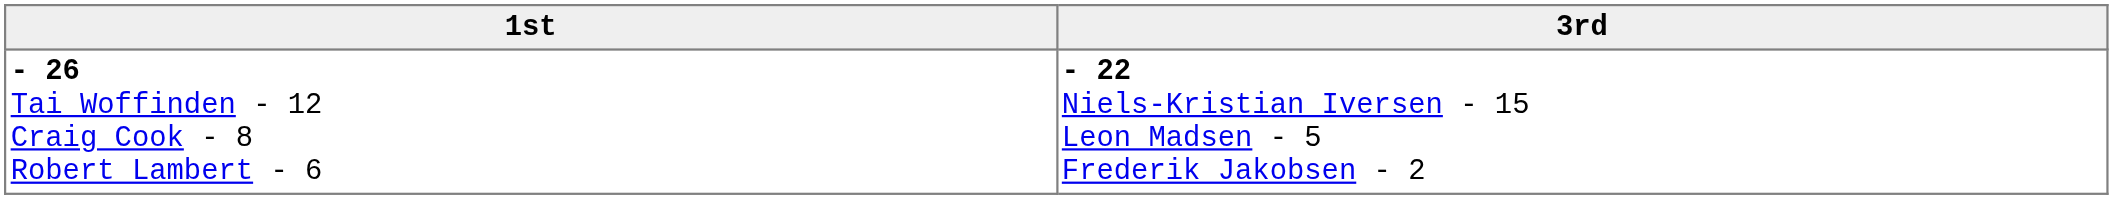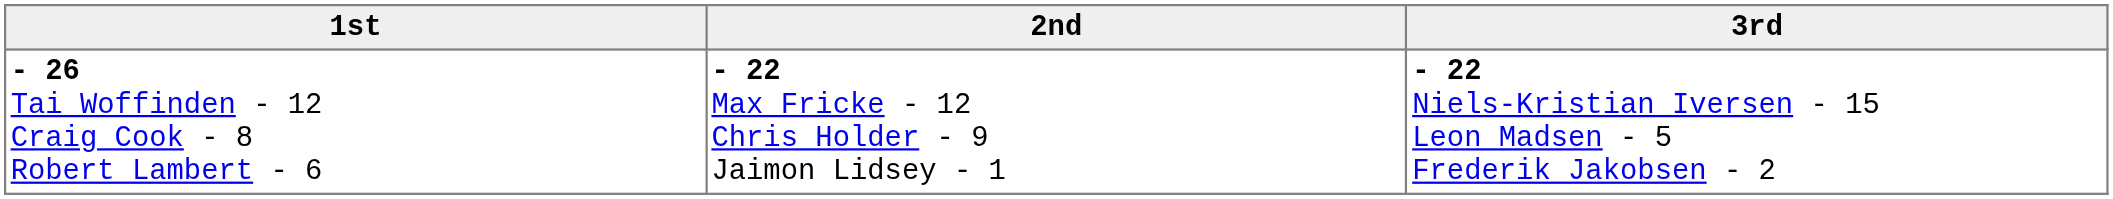+ column: (1056, 27)
